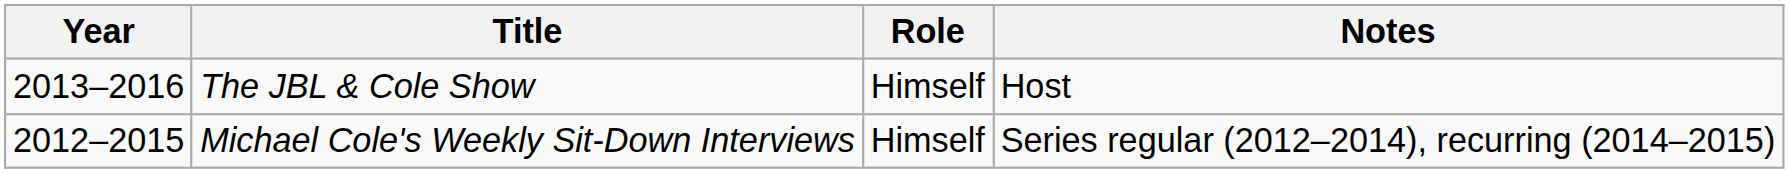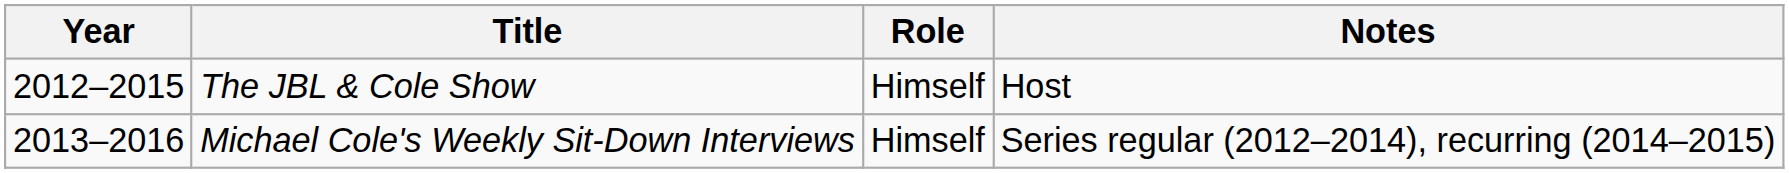(99, 85) 2013–2016 -> (99, 85) 2012–2015
(99, 140) 2012–2015 -> (99, 140) 2013–2016
